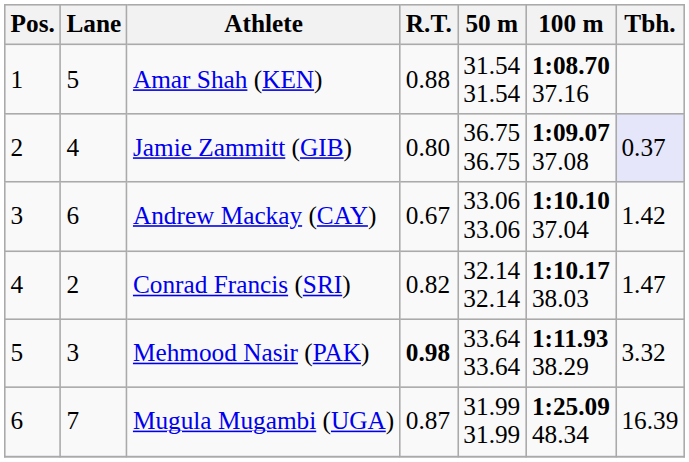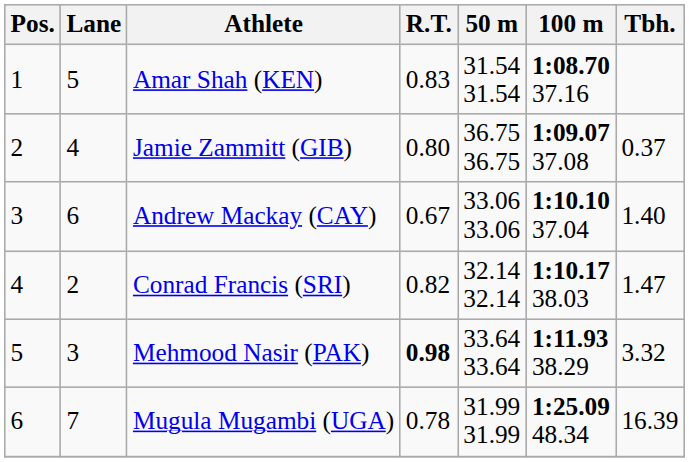(428, 78) 0.88 -> (428, 78) 0.83
(644, 147) lavender background -> (644, 147) no background
(644, 215) 1.42 -> (644, 215) 1.40
(428, 421) 0.87 -> (428, 421) 0.78
